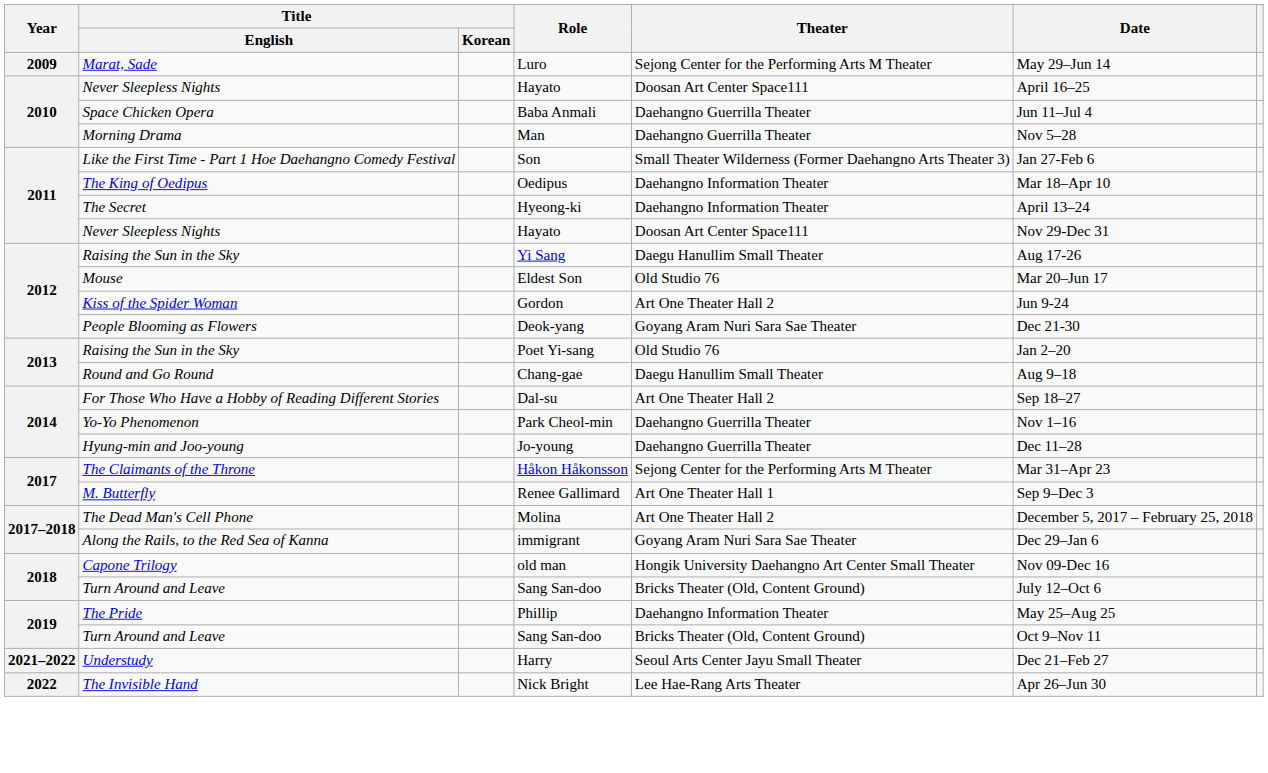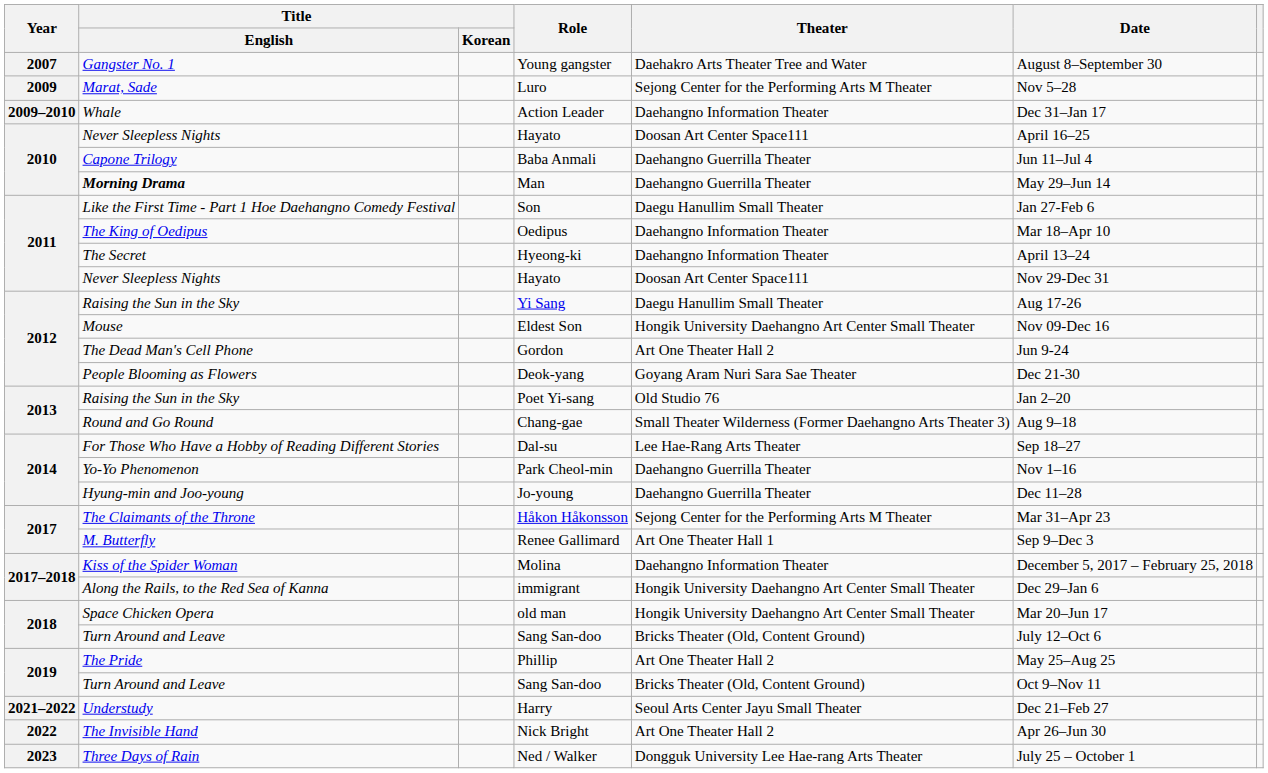+ row: (42, 64)
(1063, 64) May 29–Jun 14 -> (1047, 87) Nov 5–28
+ row: (42, 111)
(148, 111) Space Chicken Opera -> (130, 159) Capone Trilogy
(132, 135) normal -> (134, 183) bold
(1047, 135) Nov 5–28 -> (1063, 183) May 29–Jun 14
(822, 159) Small Theater Wilderness (Former Daehangno Arts Theater 3) -> (729, 207) Daegu Hanullim Small Theater
(677, 278) Old Studio 76 -> (805, 326) Hongik University Daehangno Art Center Small Theater
(1062, 278) Mar 20–Jun 17 -> (1063, 326) Nov 09-Dec 16
(160, 302) Kiss of the Spider Woman -> (168, 350) The Dead Man's Cell Phone
(729, 374) Daegu Hanullim Small Theater -> (822, 421) Small Theater Wilderness (Former Daehangno Arts Theater 3)
(704, 398) Art One Theater Hall 2 -> (718, 445) Lee Hae-Rang Arts Theater
(168, 517) The Dead Man's Cell Phone -> (160, 565) Kiss of the Spider Woman
(704, 517) Art One Theater Hall 2 -> (732, 565) Daehangno Information Theater
(746, 541) Goyang Aram Nuri Sara Sae Theater -> (805, 588) Hongik University Daehangno Art Center Small Theater
(130, 565) Capone Trilogy -> (148, 612) Space Chicken Opera
(1063, 565) Nov 09-Dec 16 -> (1062, 612) Mar 20–Jun 17
(732, 612) Daehangno Information Theater -> (704, 660) Art One Theater Hall 2
(718, 684) Lee Hae-Rang Arts Theater -> (704, 732) Art One Theater Hall 2
+ row: (42, 755)
